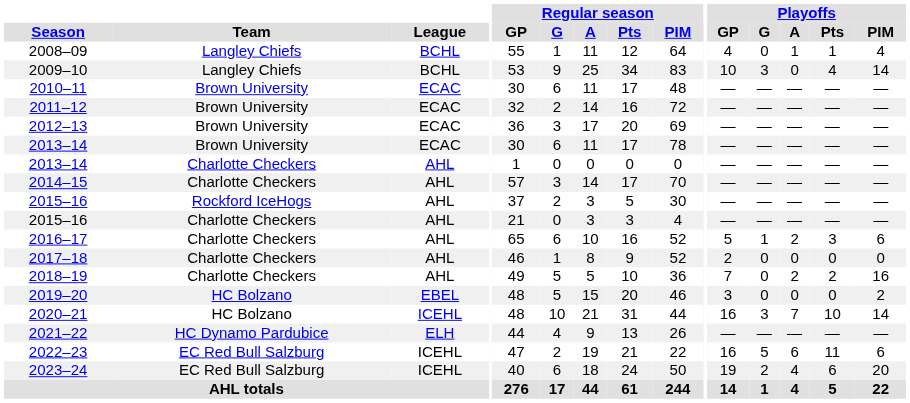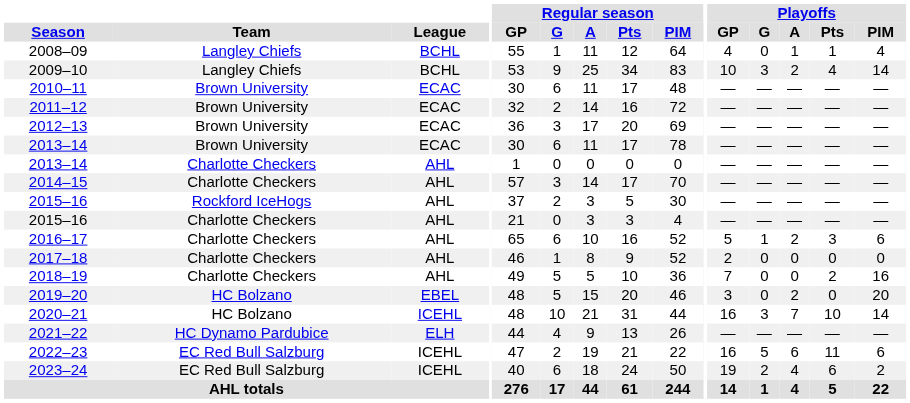(795, 69) 0 -> (795, 69) 2
(795, 276) 2 -> (795, 276) 0
(795, 295) 0 -> (795, 295) 2
(881, 295) 2 -> (881, 295) 20
(881, 370) 20 -> (881, 370) 2
